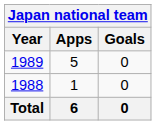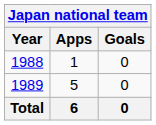rows swapped: (27, 85) <-> (27, 62)
